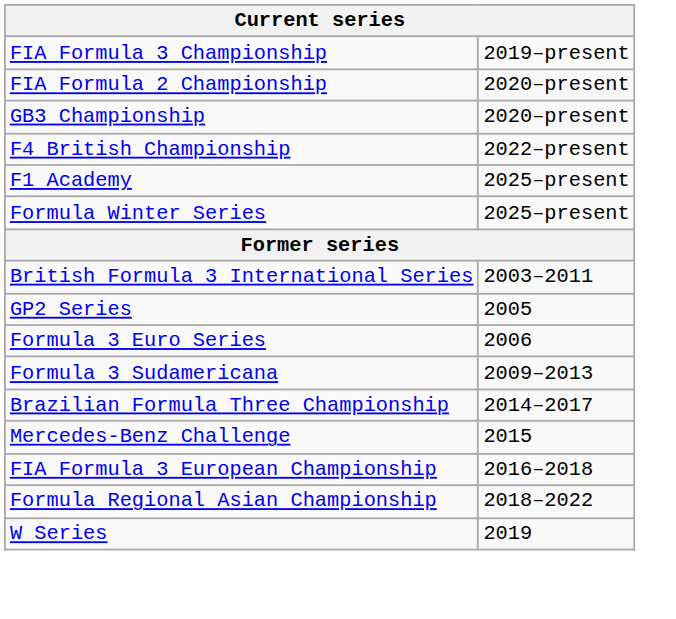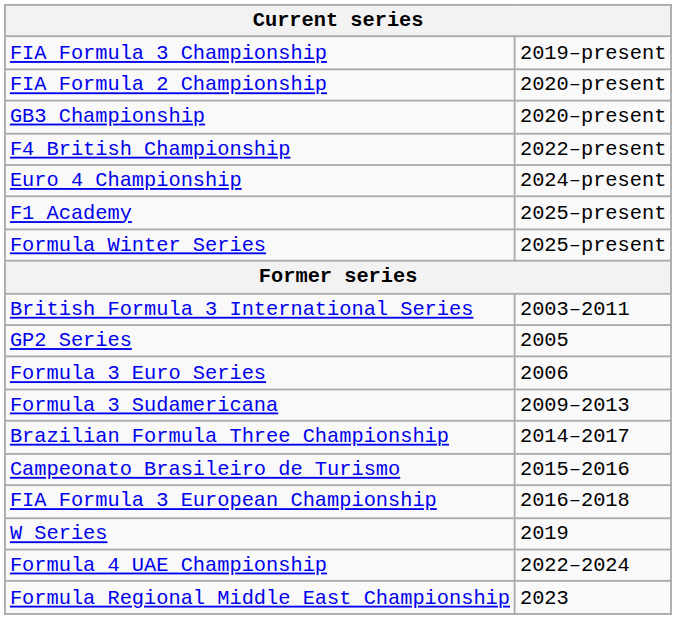+ row: (126, 181)
- row: (150, 437)
+ row: (205, 469)
- row: (223, 501)
+ row: (168, 565)
+ row: (260, 597)
